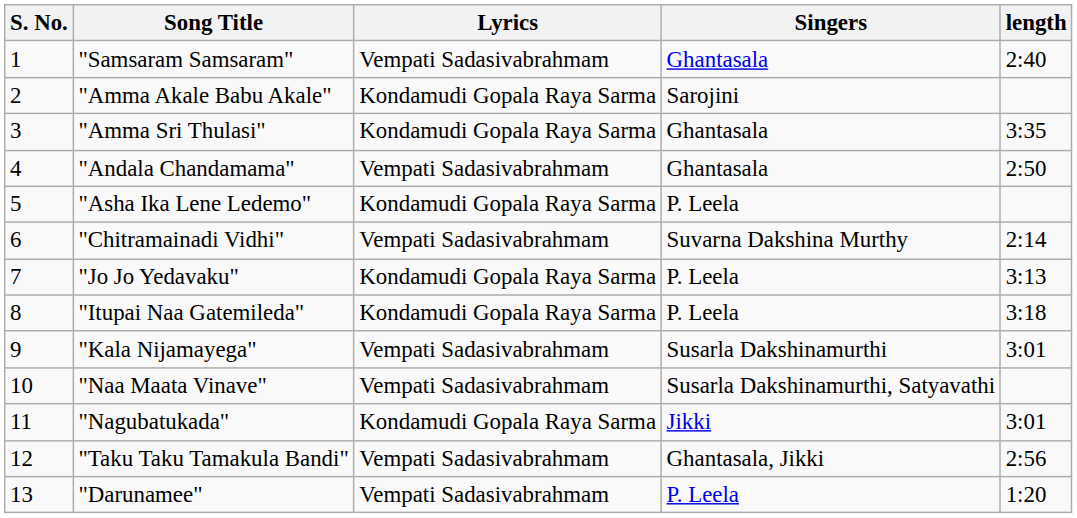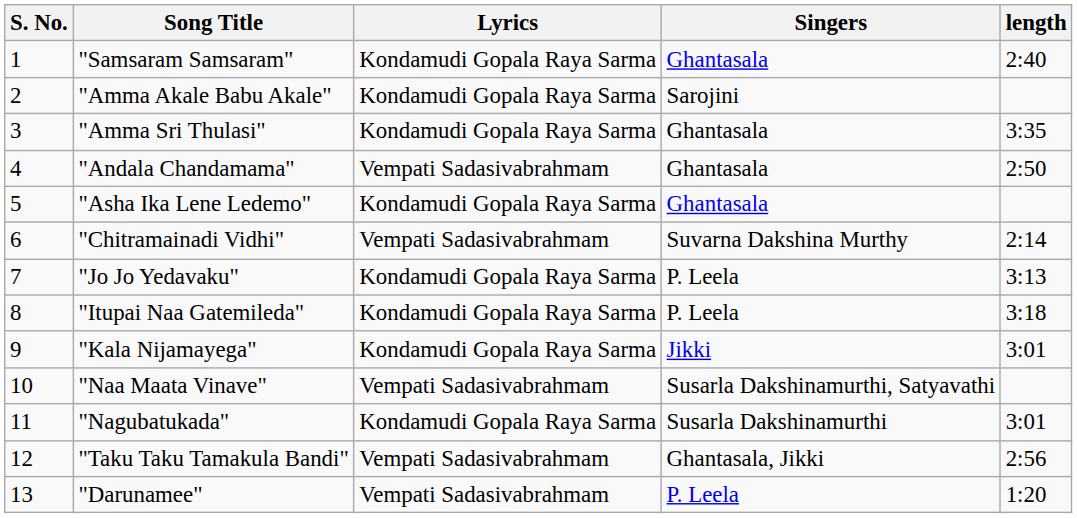(484, 58) Vempati Sadasivabrahmam -> (508, 58) Kondamudi Gopala Raya Sarma
(703, 204) P. Leela -> (717, 204) Ghantasala
(484, 349) Vempati Sadasivabrahmam -> (508, 349) Kondamudi Gopala Raya Sarma
(777, 349) Susarla Dakshinamurthi -> (689, 349) Jikki
(689, 421) Jikki -> (777, 421) Susarla Dakshinamurthi
